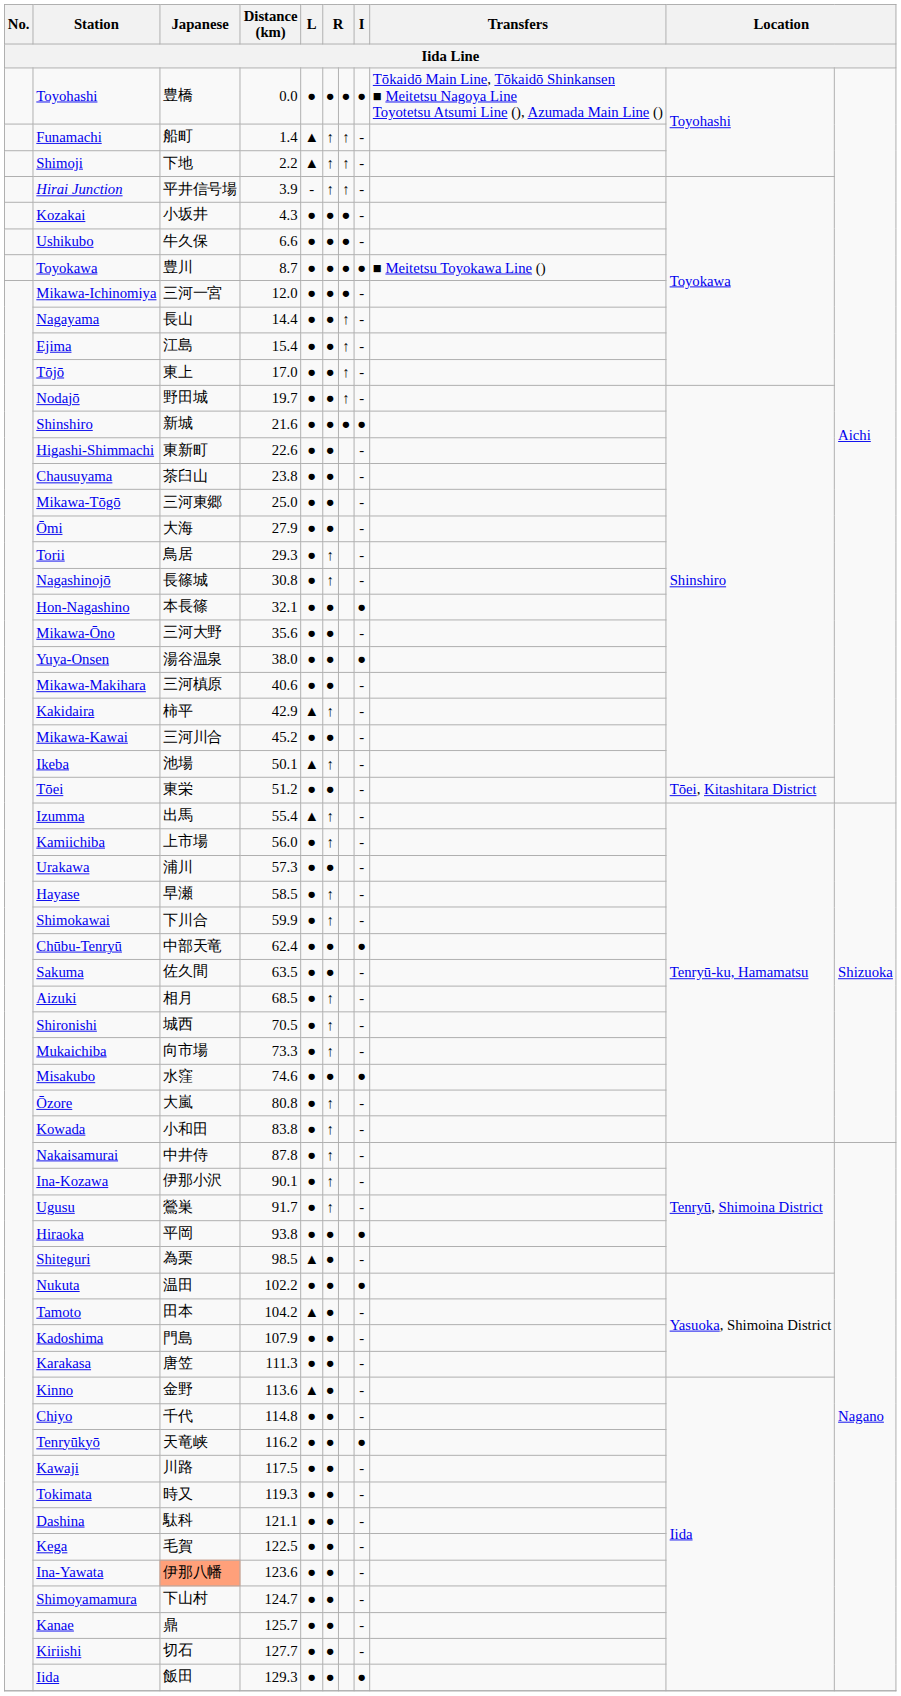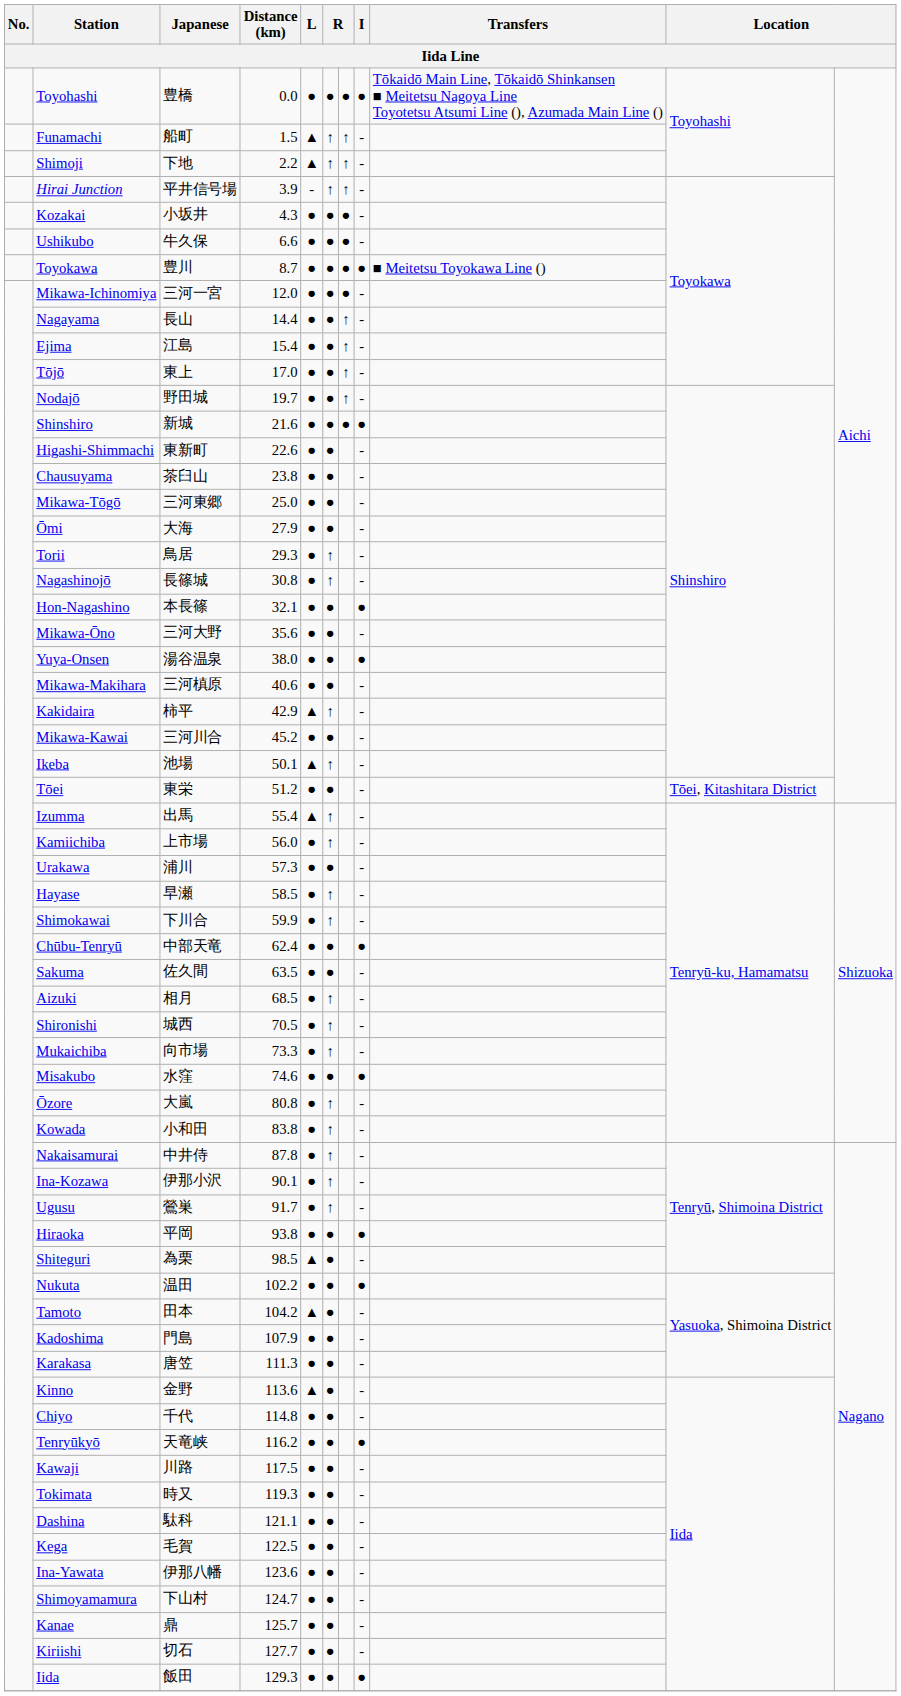(288, 137) 1.4 -> (288, 137) 1.5
(193, 1572) lightsalmon background -> (193, 1572) no background
